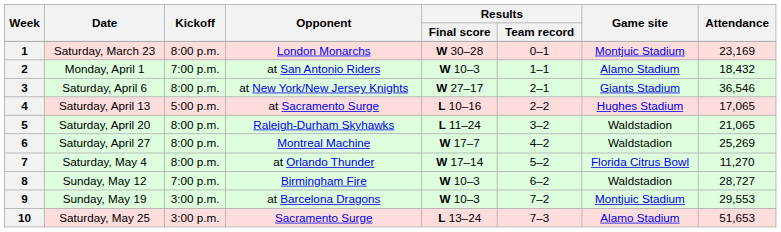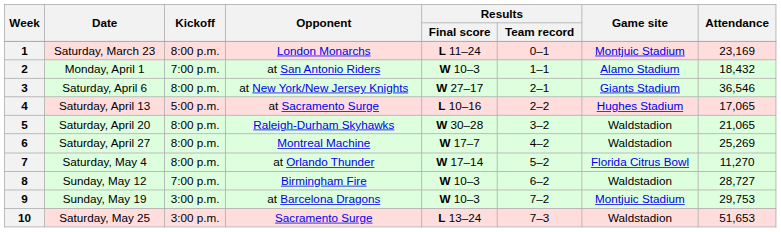(460, 51) W 30–28 -> (460, 51) L 11–24
(460, 125) L 11–24 -> (460, 125) W 30–28
(737, 199) 29,553 -> (737, 199) 29,753
(640, 218) Alamo Stadium -> (640, 218) Waldstadion
